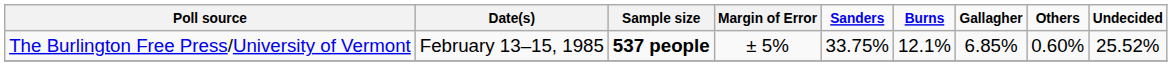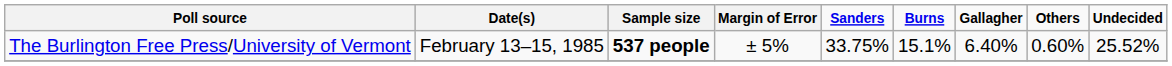(924, 45) 12.1% -> (924, 45) 15.1%
(991, 45) 6.85% -> (991, 45) 6.40%
